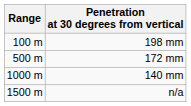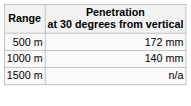- row: (164, 42)
